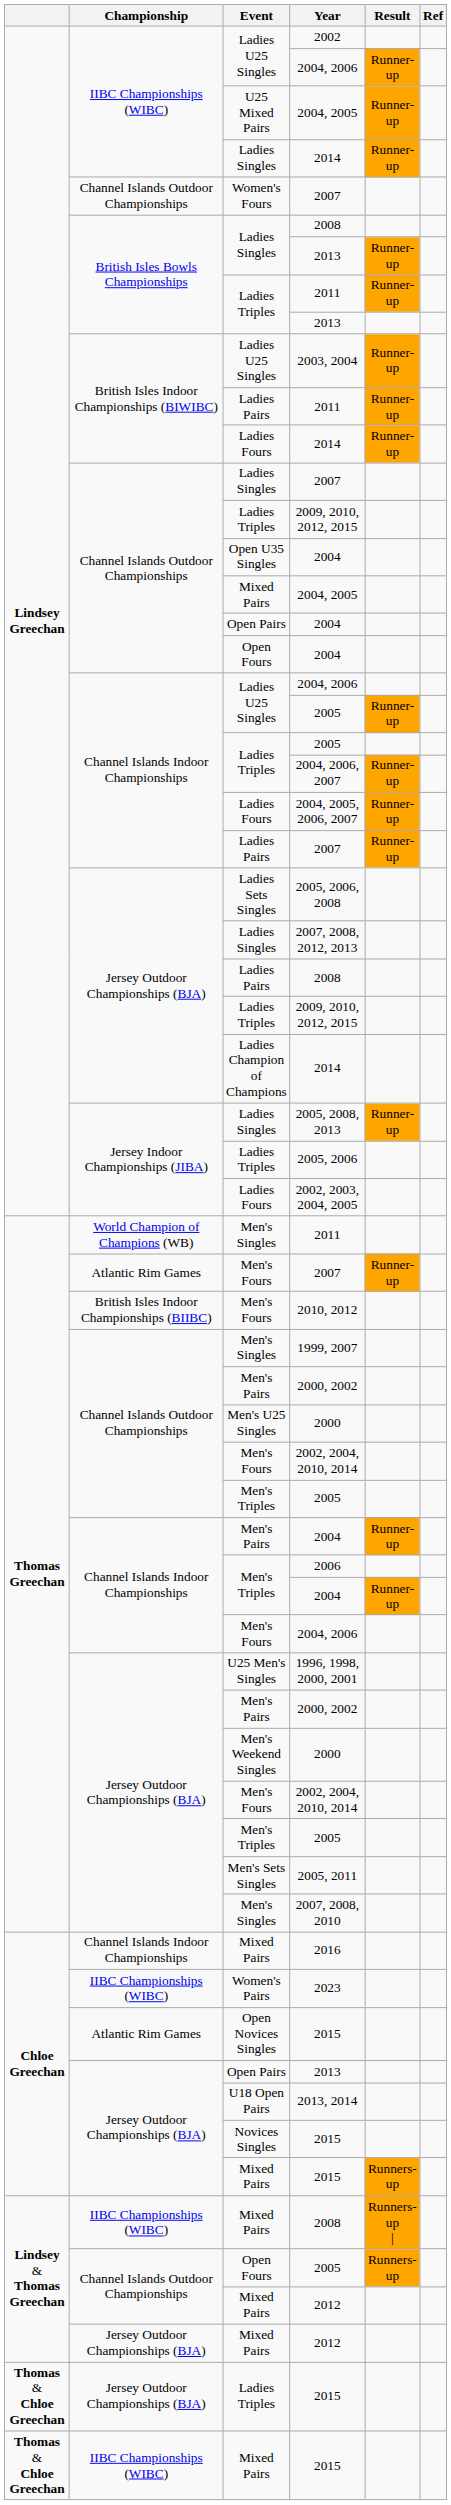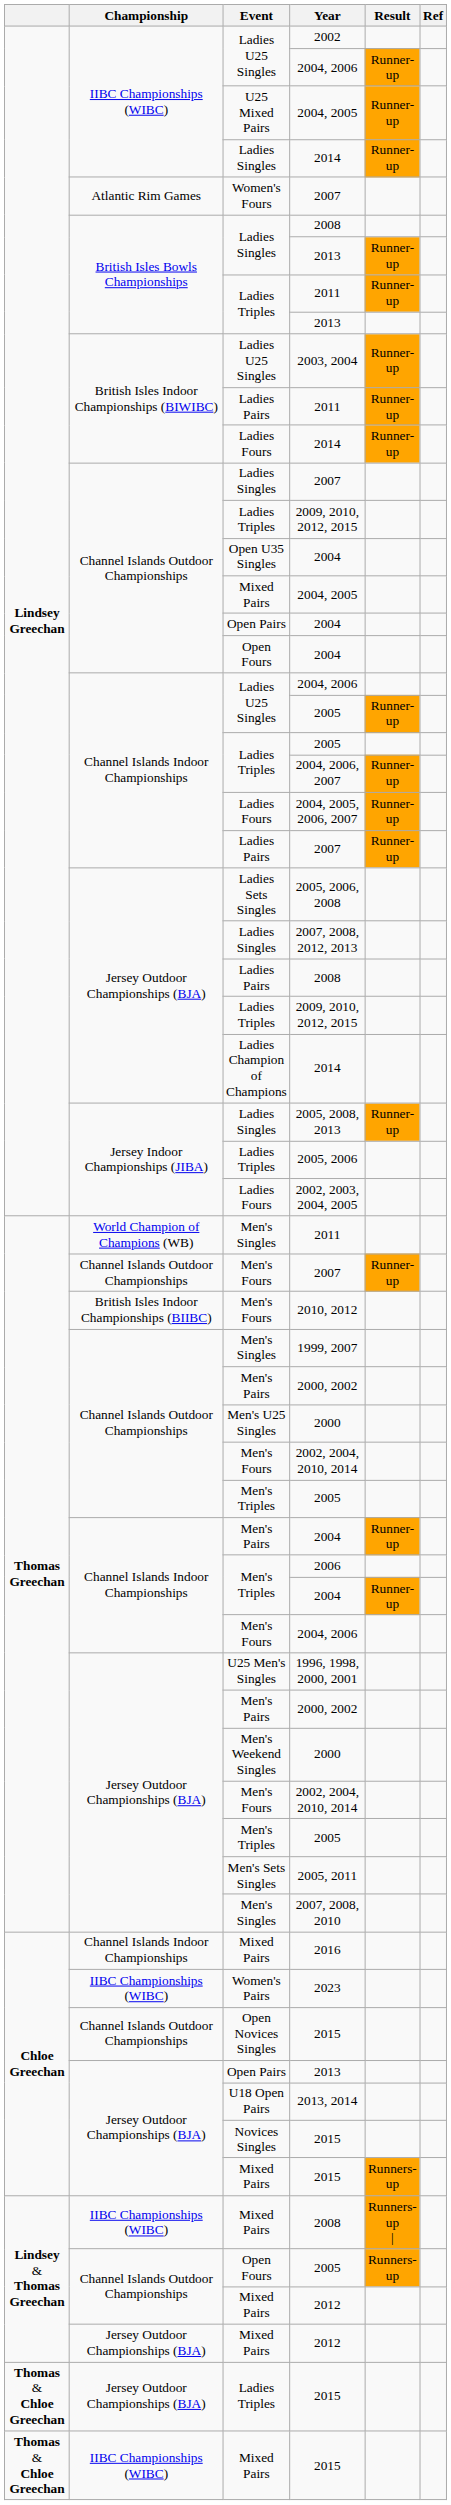(146, 195) Channel Islands Outdoor Championships -> (146, 195) Atlantic Rim Games
(146, 1272) Atlantic Rim Games -> (146, 1272) Channel Islands Outdoor Championships
(146, 2033) Atlantic Rim Games -> (146, 2033) Channel Islands Outdoor Championships
